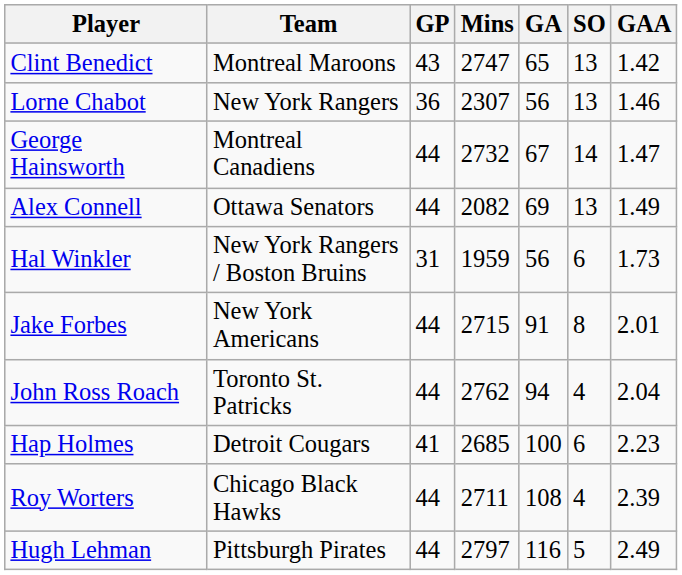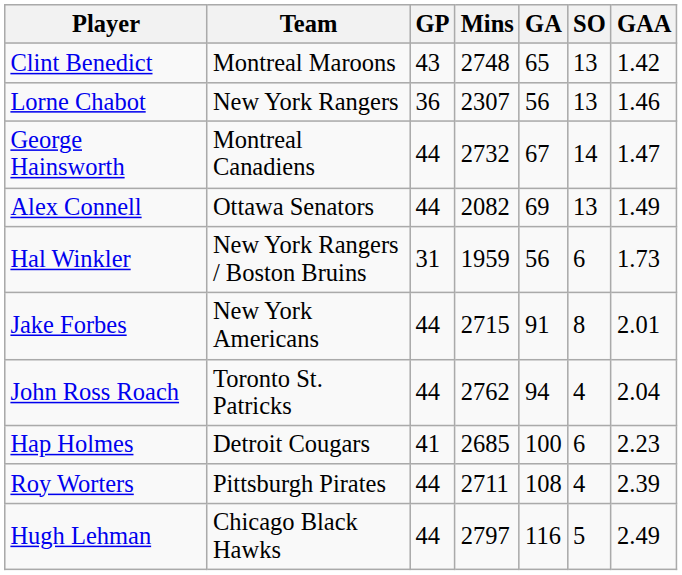(485, 62) 2747 -> (485, 62) 2748
(285, 497) Chicago Black Hawks -> (299, 483) Pittsburgh Pirates
(299, 549) Pittsburgh Pirates -> (285, 536) Chicago Black Hawks
